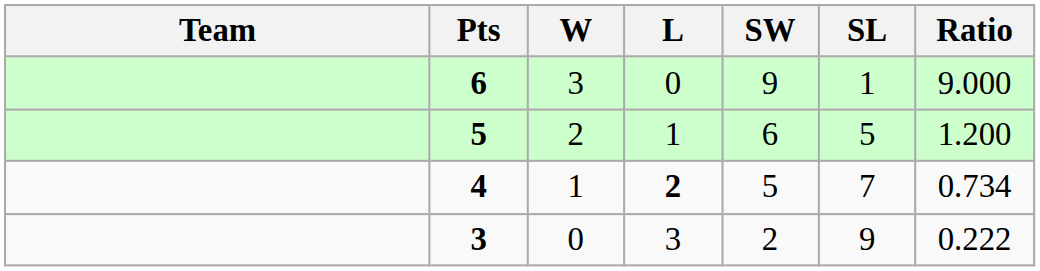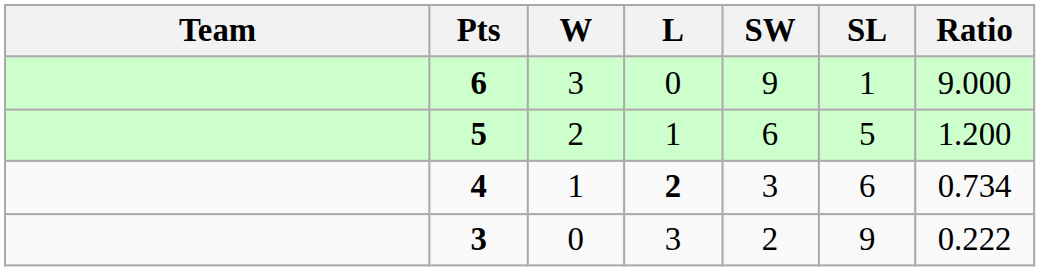(770, 186) 5 -> (770, 186) 3
(867, 186) 7 -> (867, 186) 6
